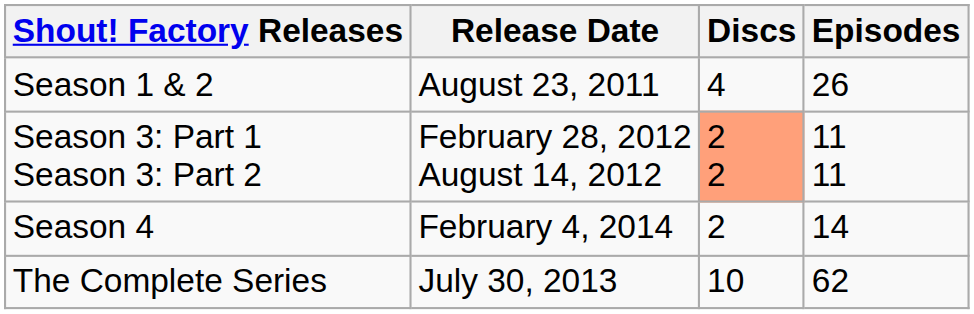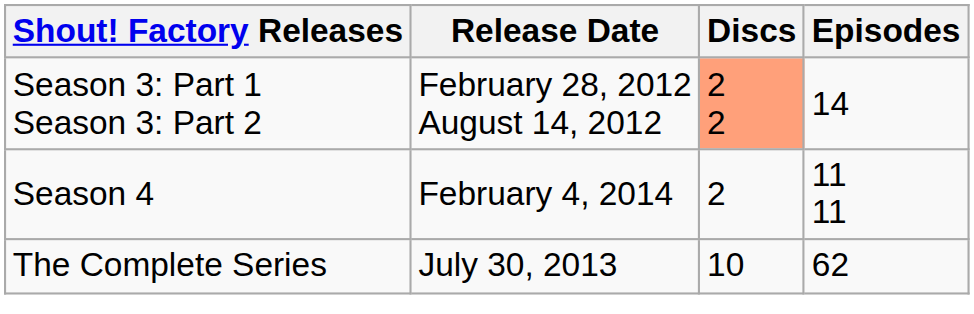- row: (113, 84)
(829, 155) 11 11 -> (830, 102) 14
(830, 227) 14 -> (829, 193) 11 11
